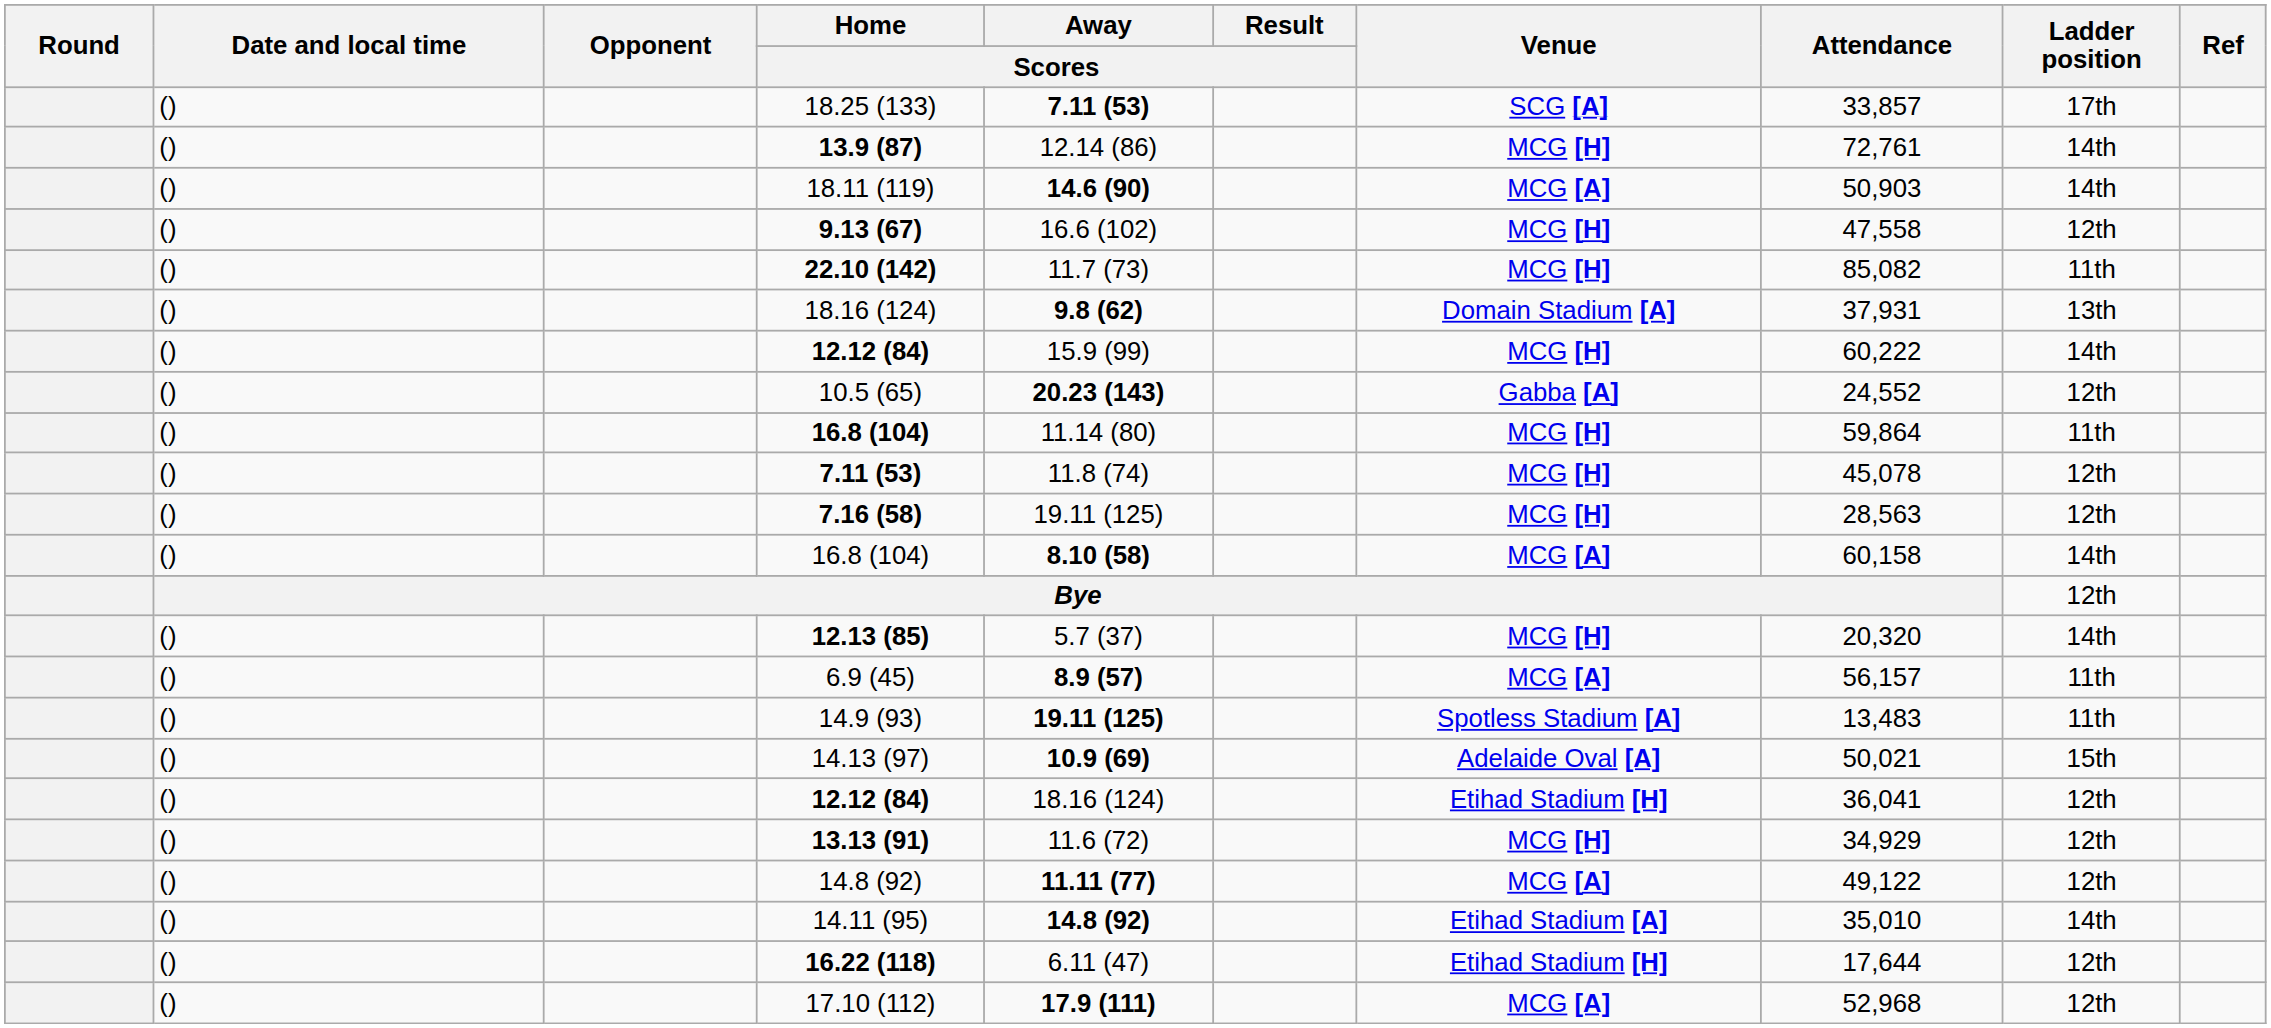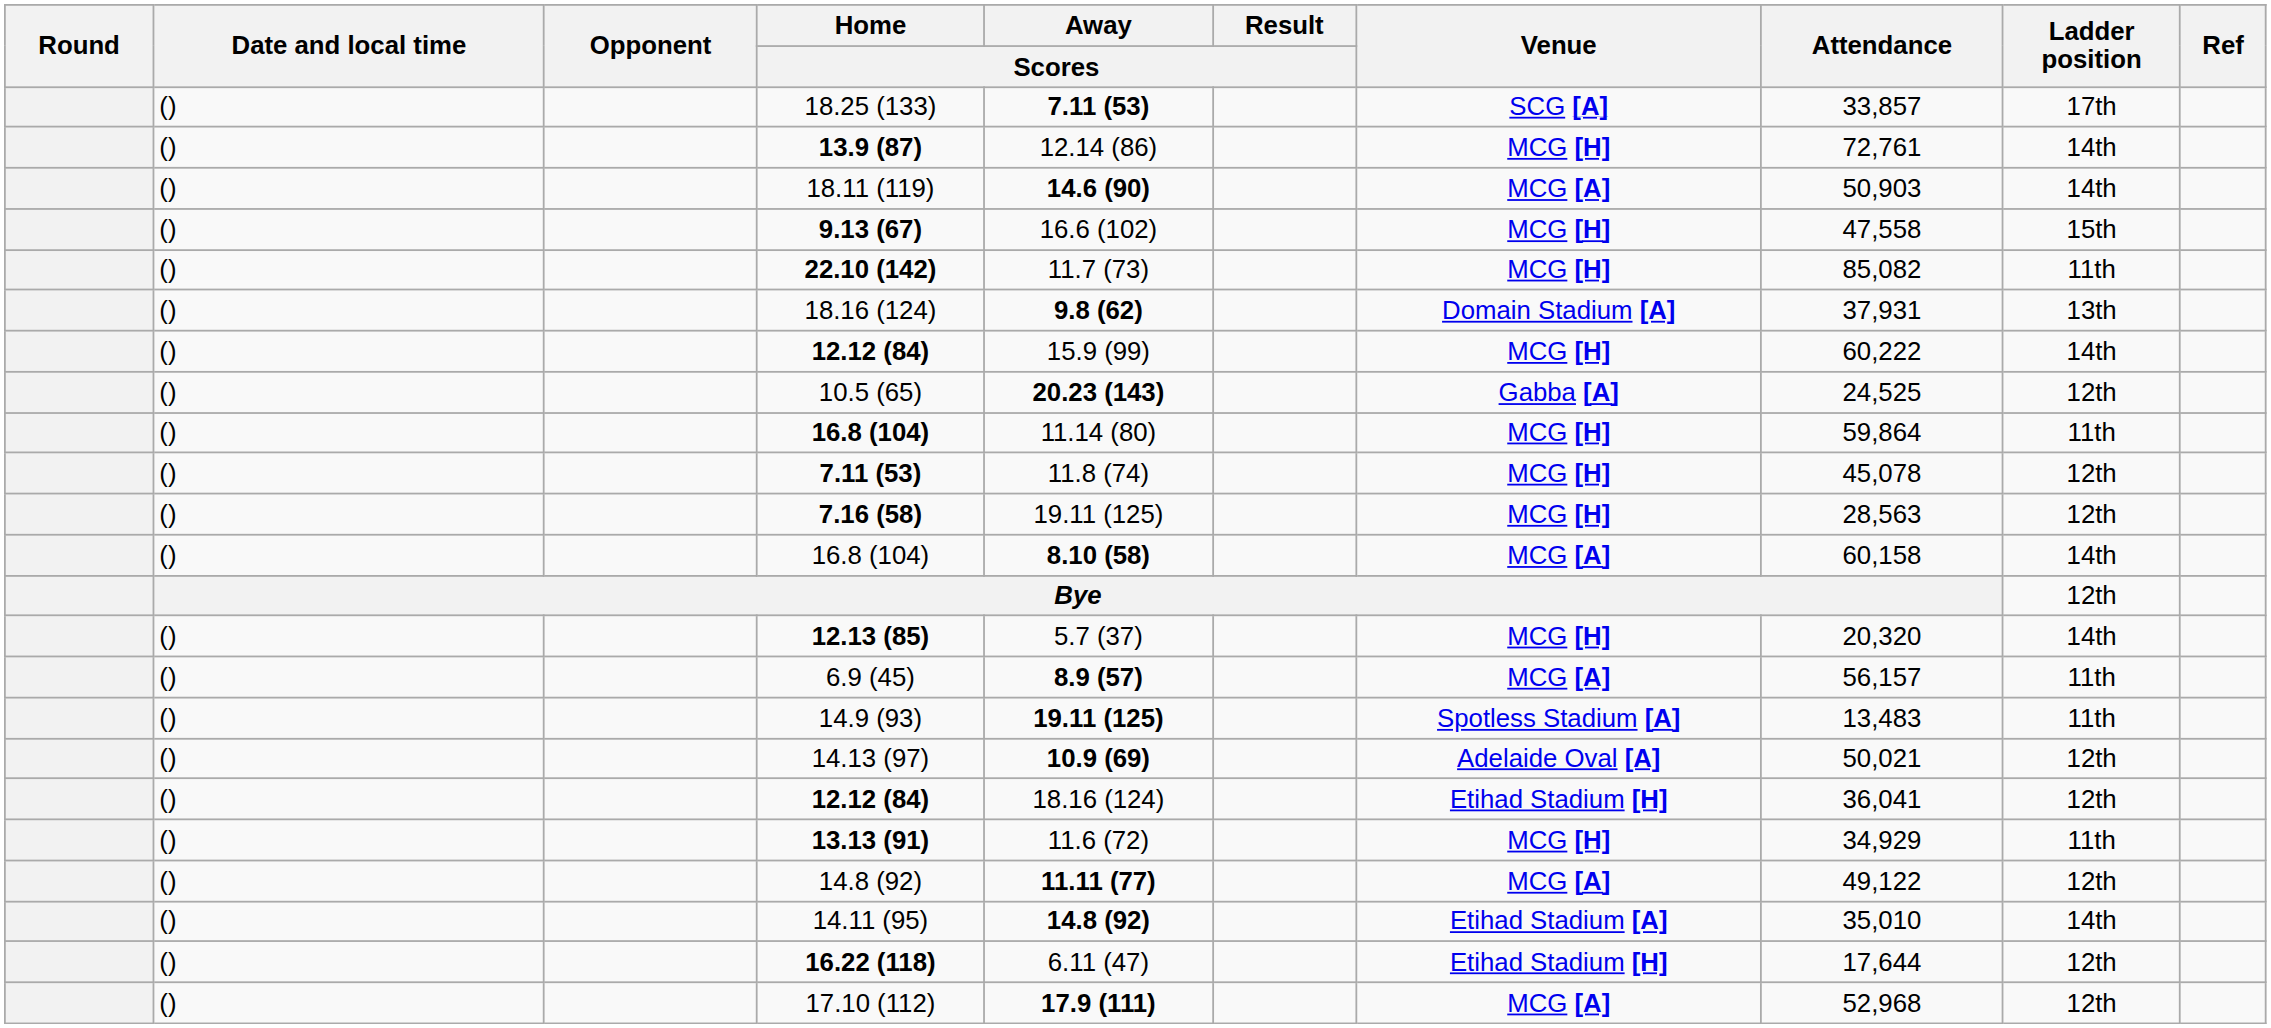(2092, 229) 12th -> (2092, 229) 15th
(1882, 392) 24,552 -> (1882, 392) 24,525
(2092, 759) 15th -> (2092, 759) 12th
(2092, 840) 12th -> (2092, 840) 11th
